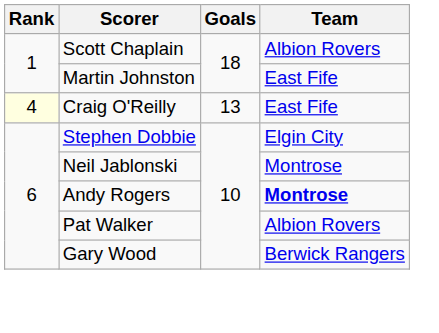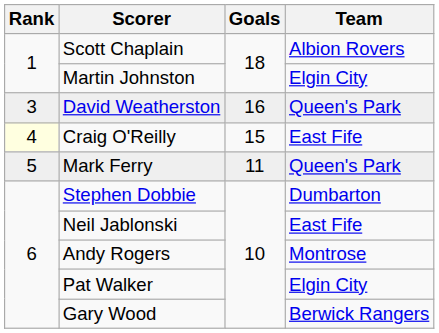(301, 78) East Fife -> (328, 78) Elgin City
+ row: (142, 107)
(230, 107) 13 -> (255, 136) 15
+ row: (108, 166)
(304, 136) Elgin City -> (335, 195) Dumbarton
(303, 166) Montrose -> (326, 225) East Fife
(306, 195) bold -> (328, 254) normal
(322, 225) Albion Rovers -> (328, 284) Elgin City
